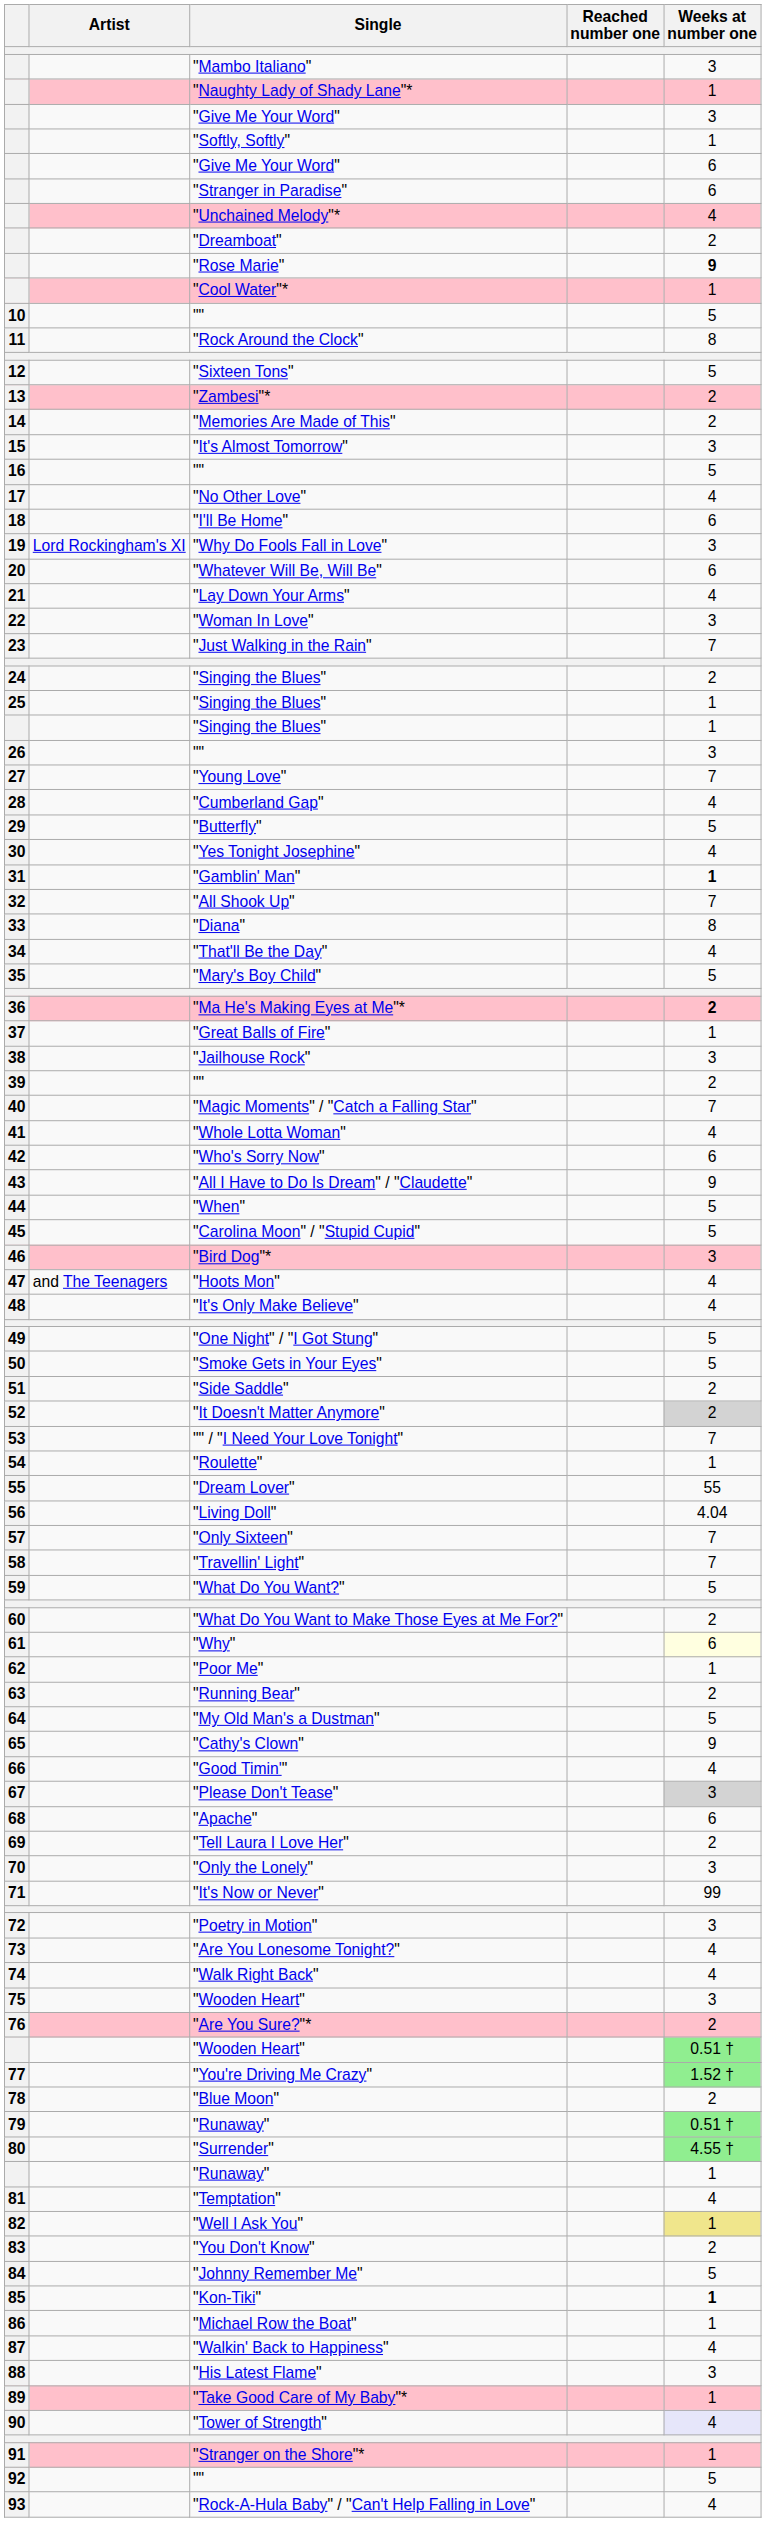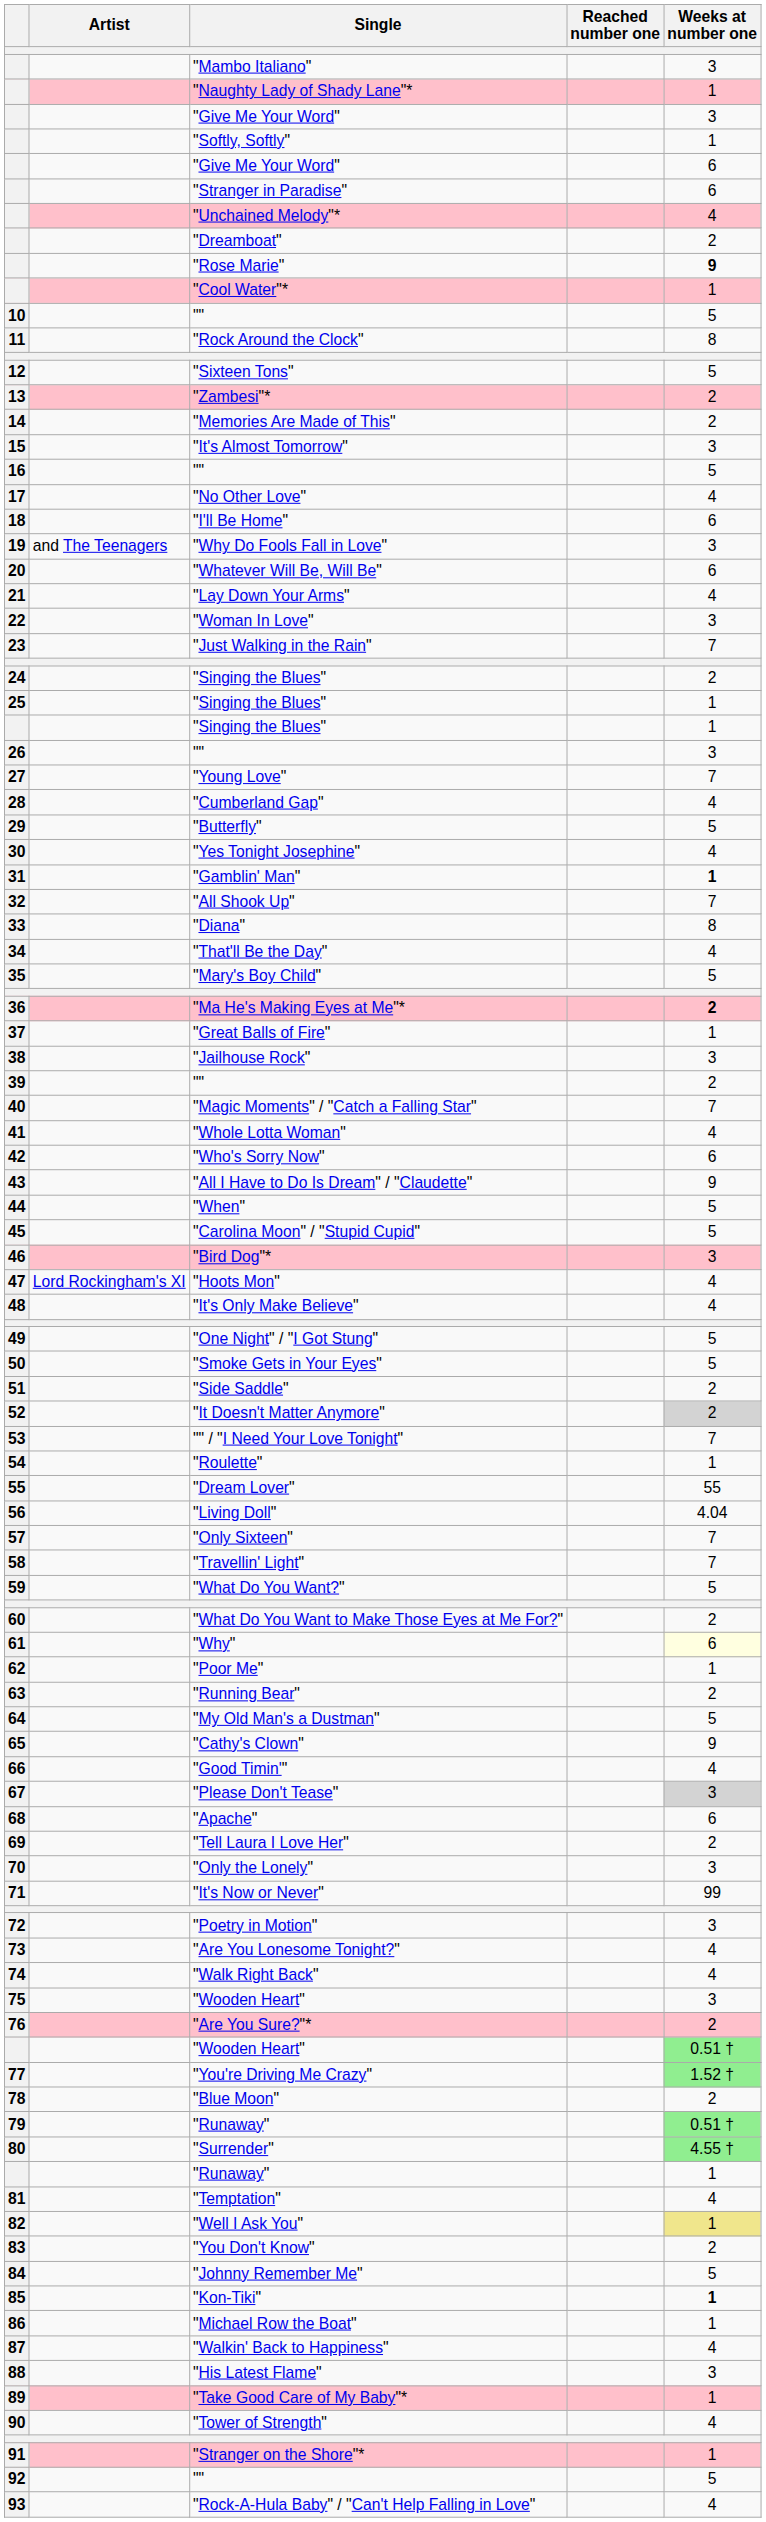(109, 546) Lord Rockingham's XI -> (100, 546) and The Teenagers
(100, 1281) and The Teenagers -> (109, 1281) Lord Rockingham's XI
(712, 2422) lavender background -> (712, 2422) no background
